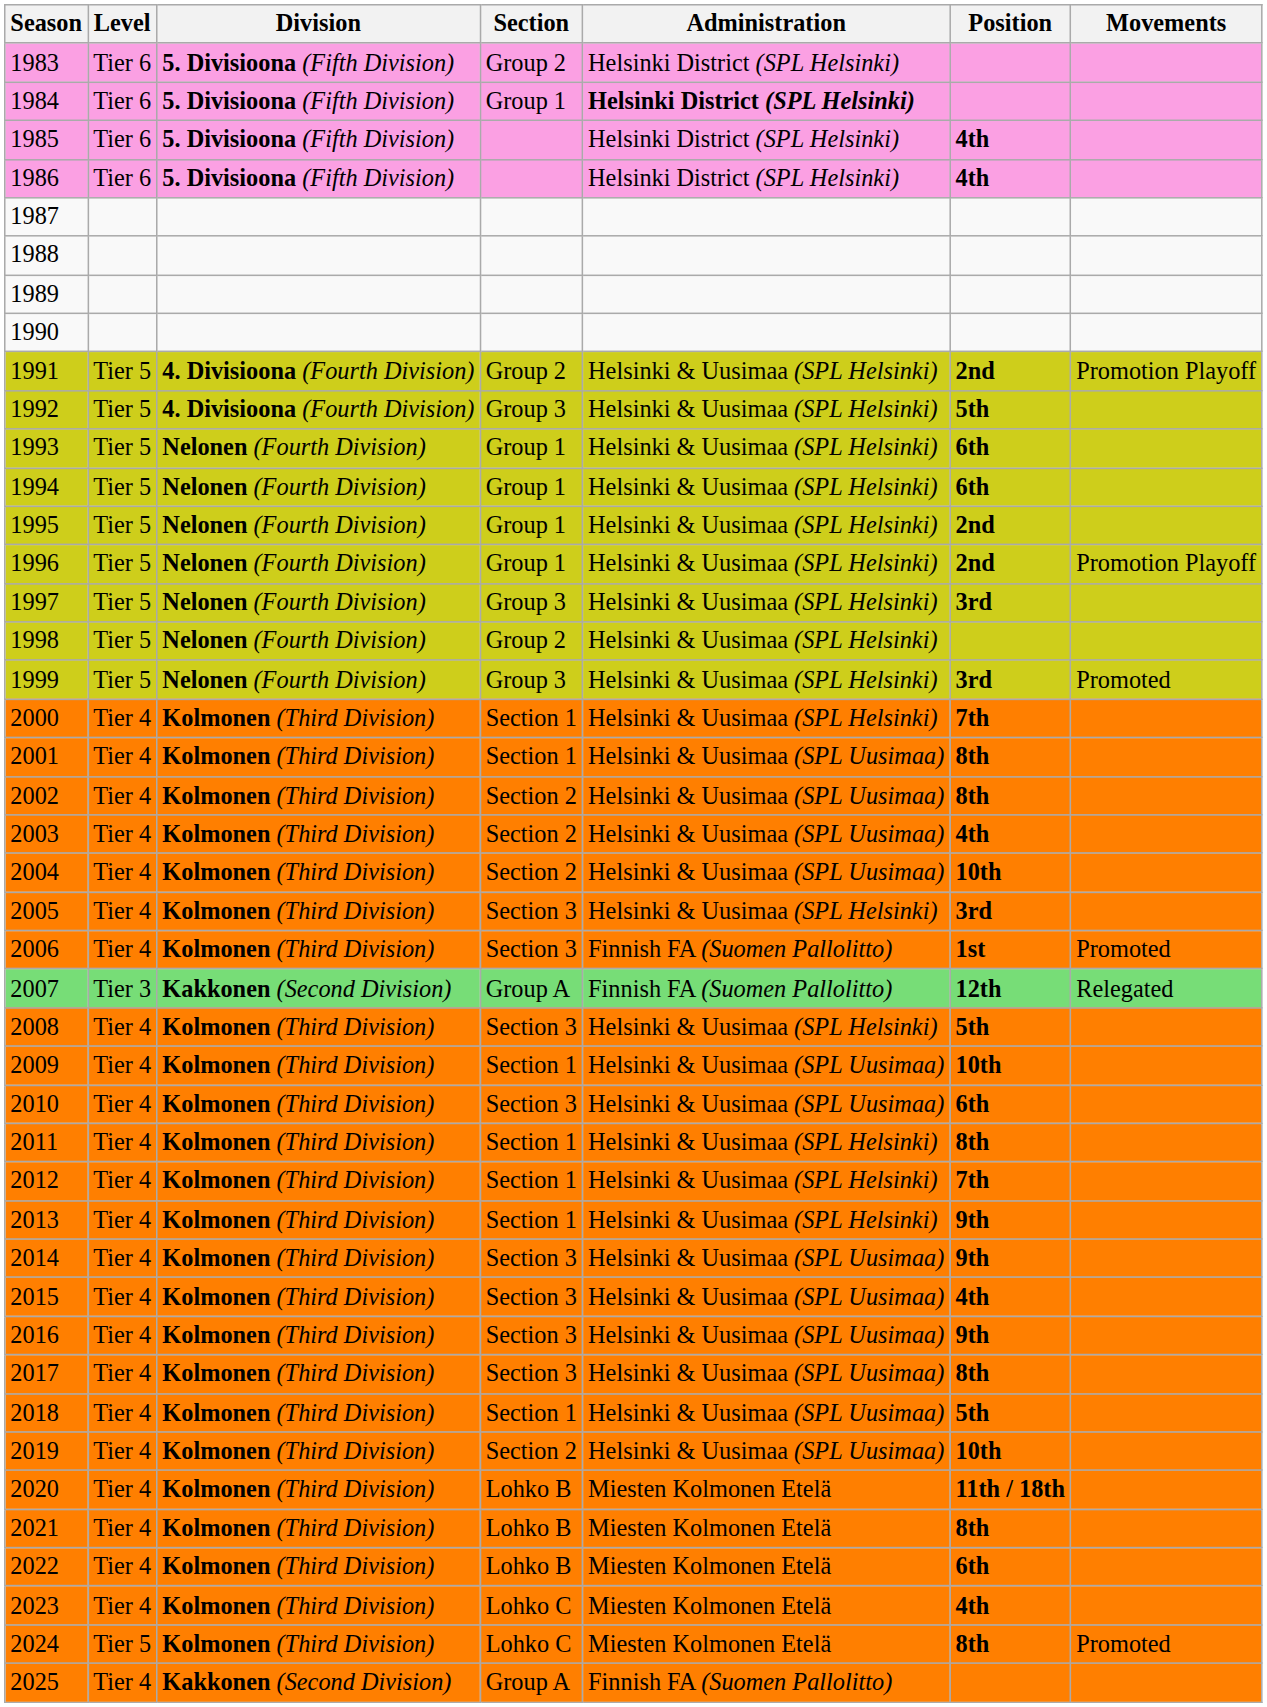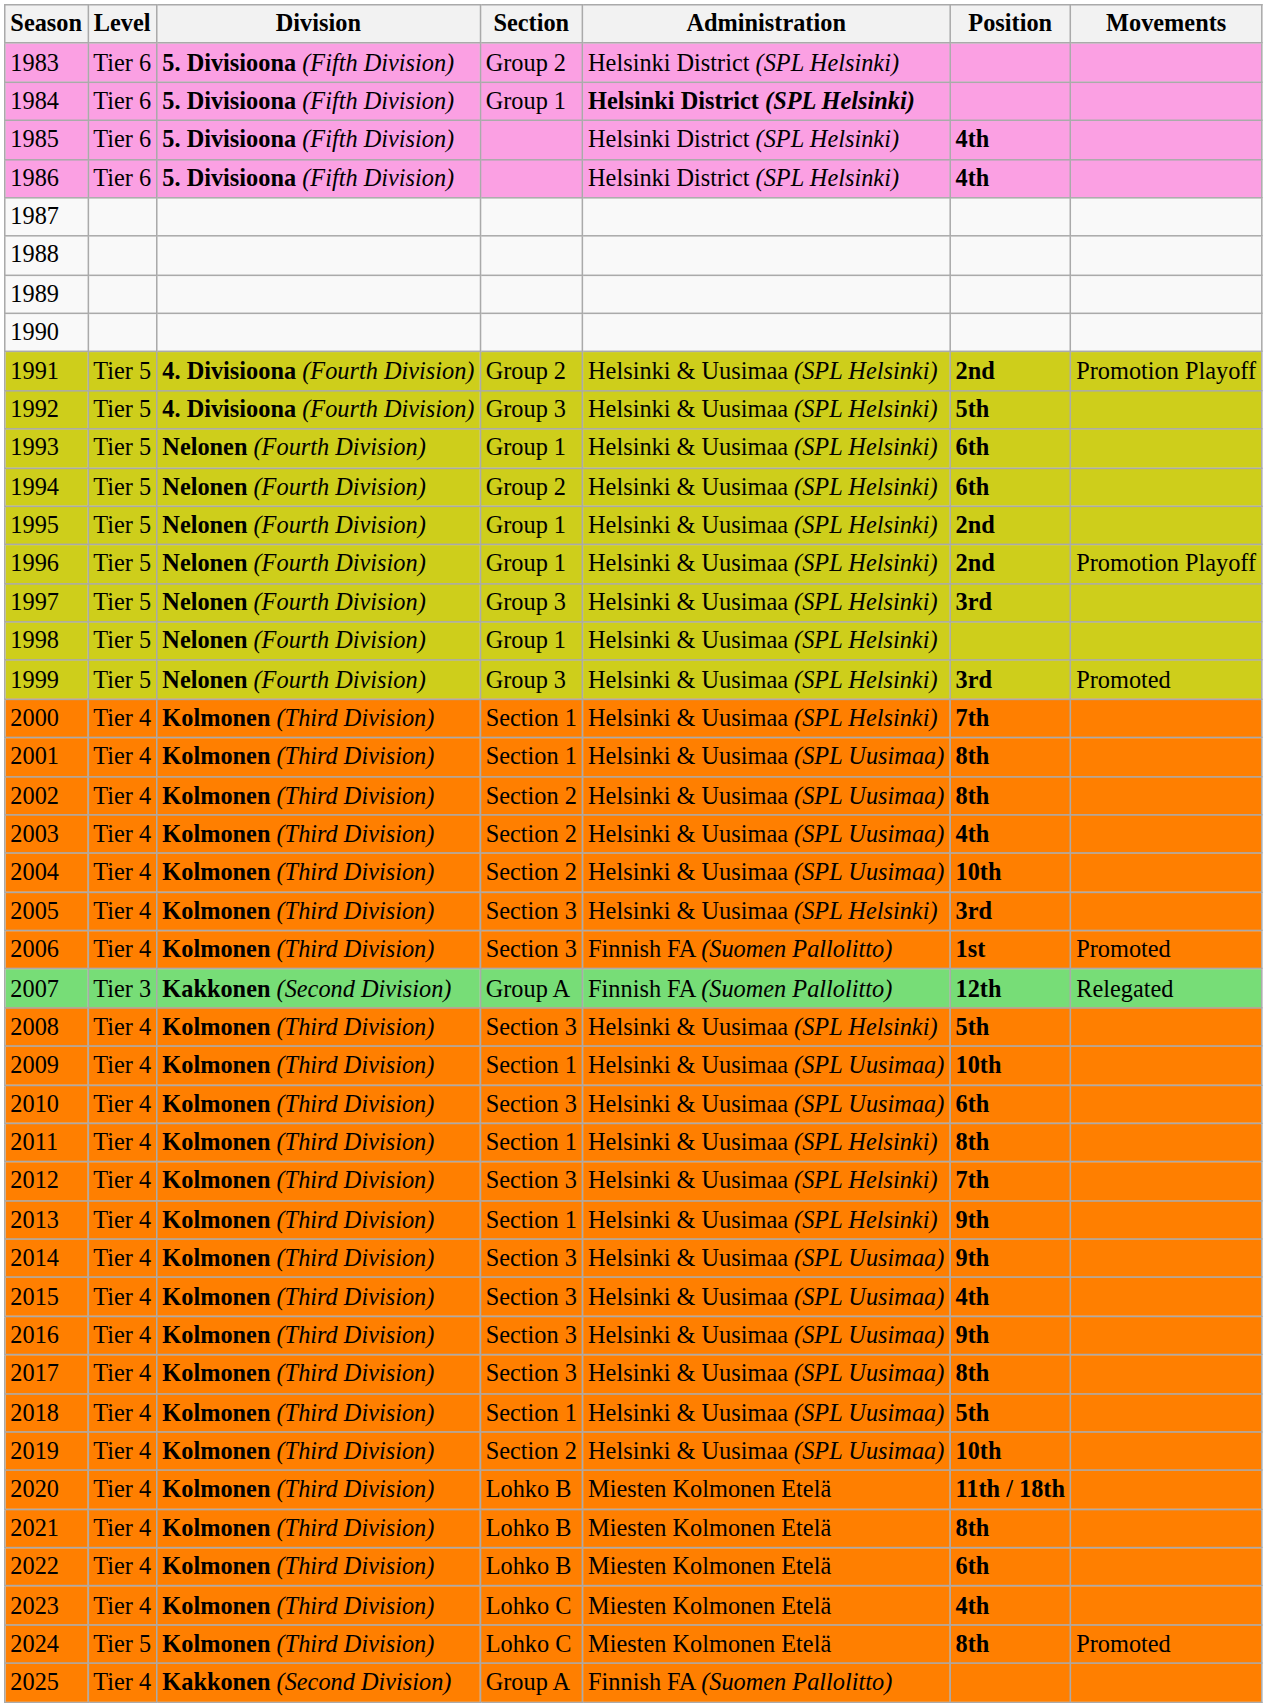(526, 486) Group 1 -> (526, 486) Group 2
(526, 640) Group 2 -> (526, 640) Group 1
(531, 1180) Section 1 -> (531, 1180) Section 3
